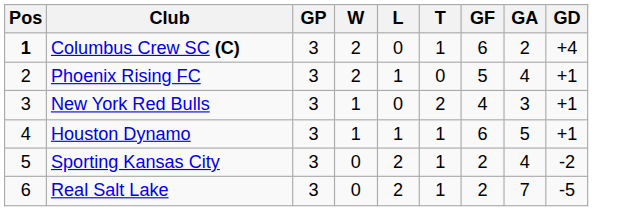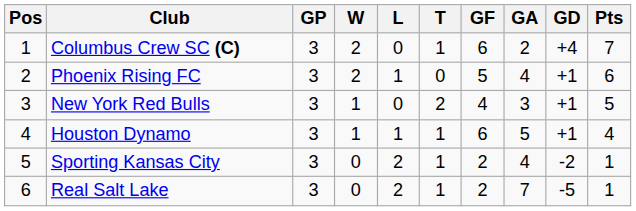+ column: (609, 18)
(26, 47) bold -> (26, 47) normal
